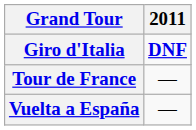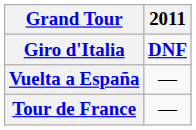rows swapped: (74, 79) <-> (74, 109)
